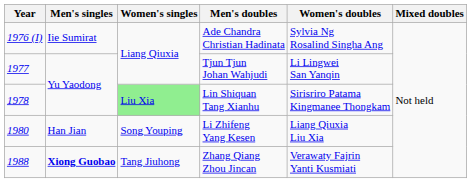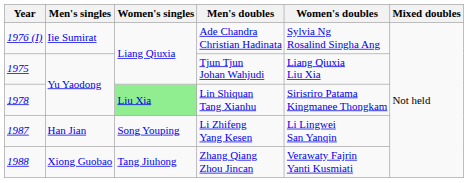(18, 69) 1977 -> (18, 69) 1975
(315, 69) Li Lingwei San Yanqin -> (316, 69) Liang Qiuxia Liu Xia
(18, 131) 1980 -> (18, 131) 1987
(319, 131) Liang Qiuxia Liu Xia -> (312, 131) Li Lingwei San Yanqin
(82, 162) bold -> (80, 162) normal
